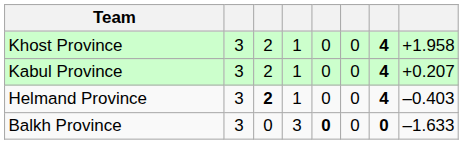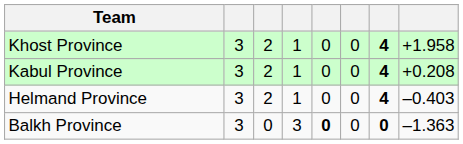(429, 71) +0.207 -> (429, 71) +0.208
(268, 98) bold -> (268, 98) normal
(429, 125) –1.633 -> (429, 125) –1.363
